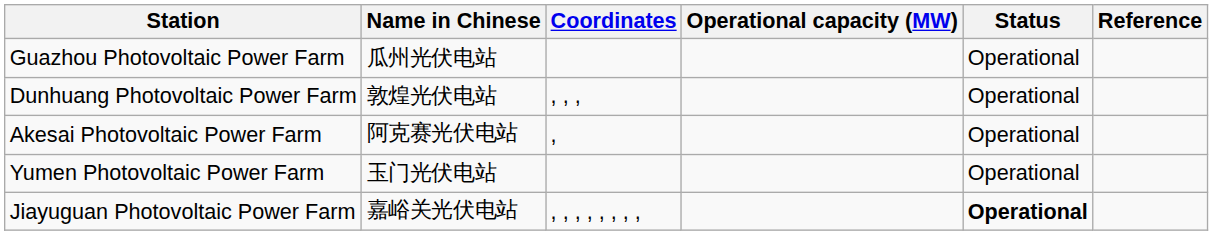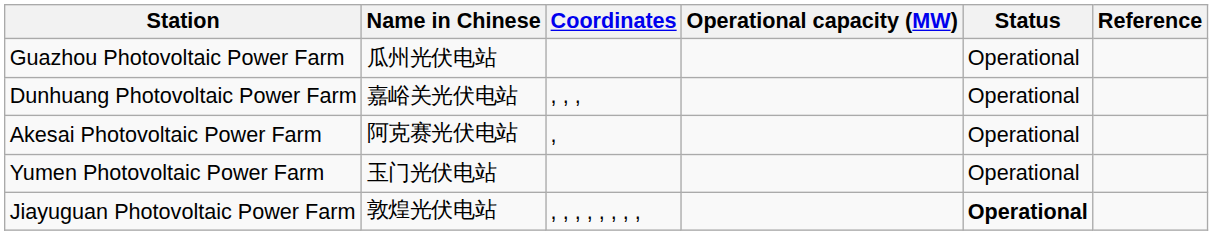(431, 95) 敦煌光伏电站 -> (442, 95) 嘉峪关光伏电站
(442, 210) 嘉峪关光伏电站 -> (431, 210) 敦煌光伏电站
